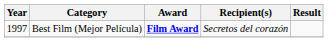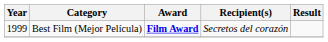(17, 28) 1997 -> (17, 28) 1999
